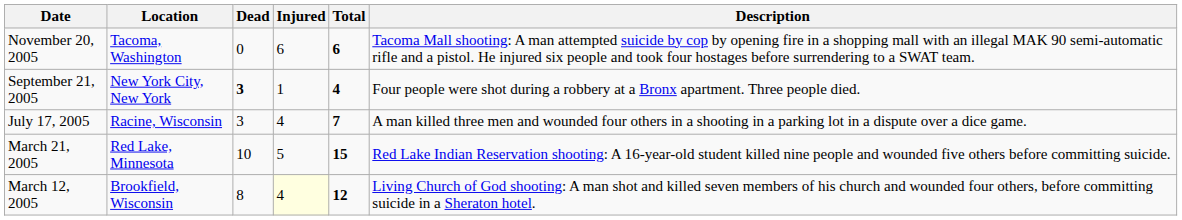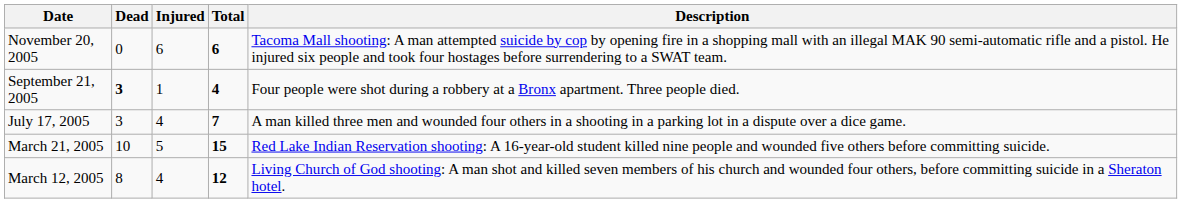- column: (170, 16)
(280, 194) lightyellow background -> (159, 177) no background
